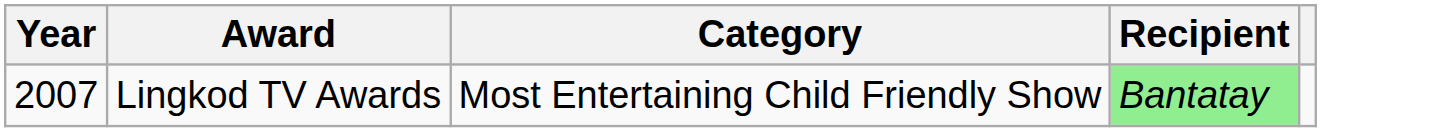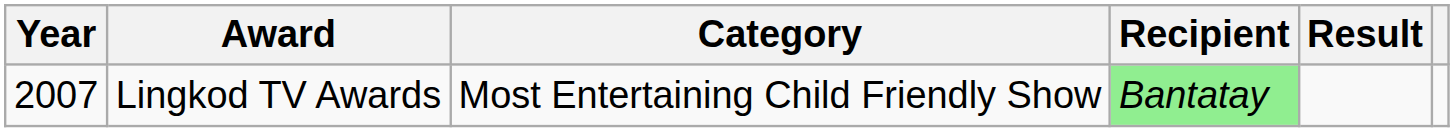+ column: (1365, 34)
